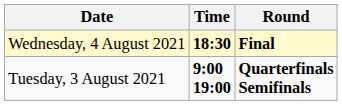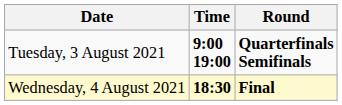rows swapped: (87, 78) <-> (97, 43)
